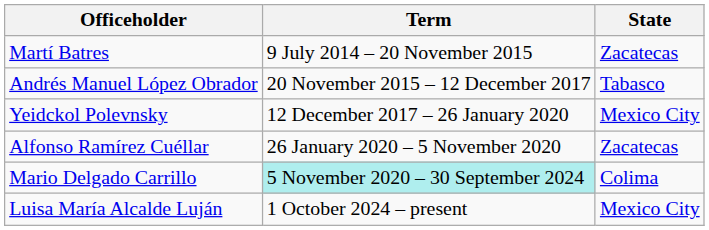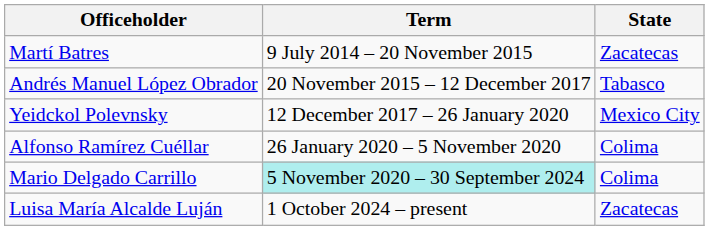(639, 146) Zacatecas -> (629, 146) Colima
(650, 209) Mexico City -> (639, 209) Zacatecas
